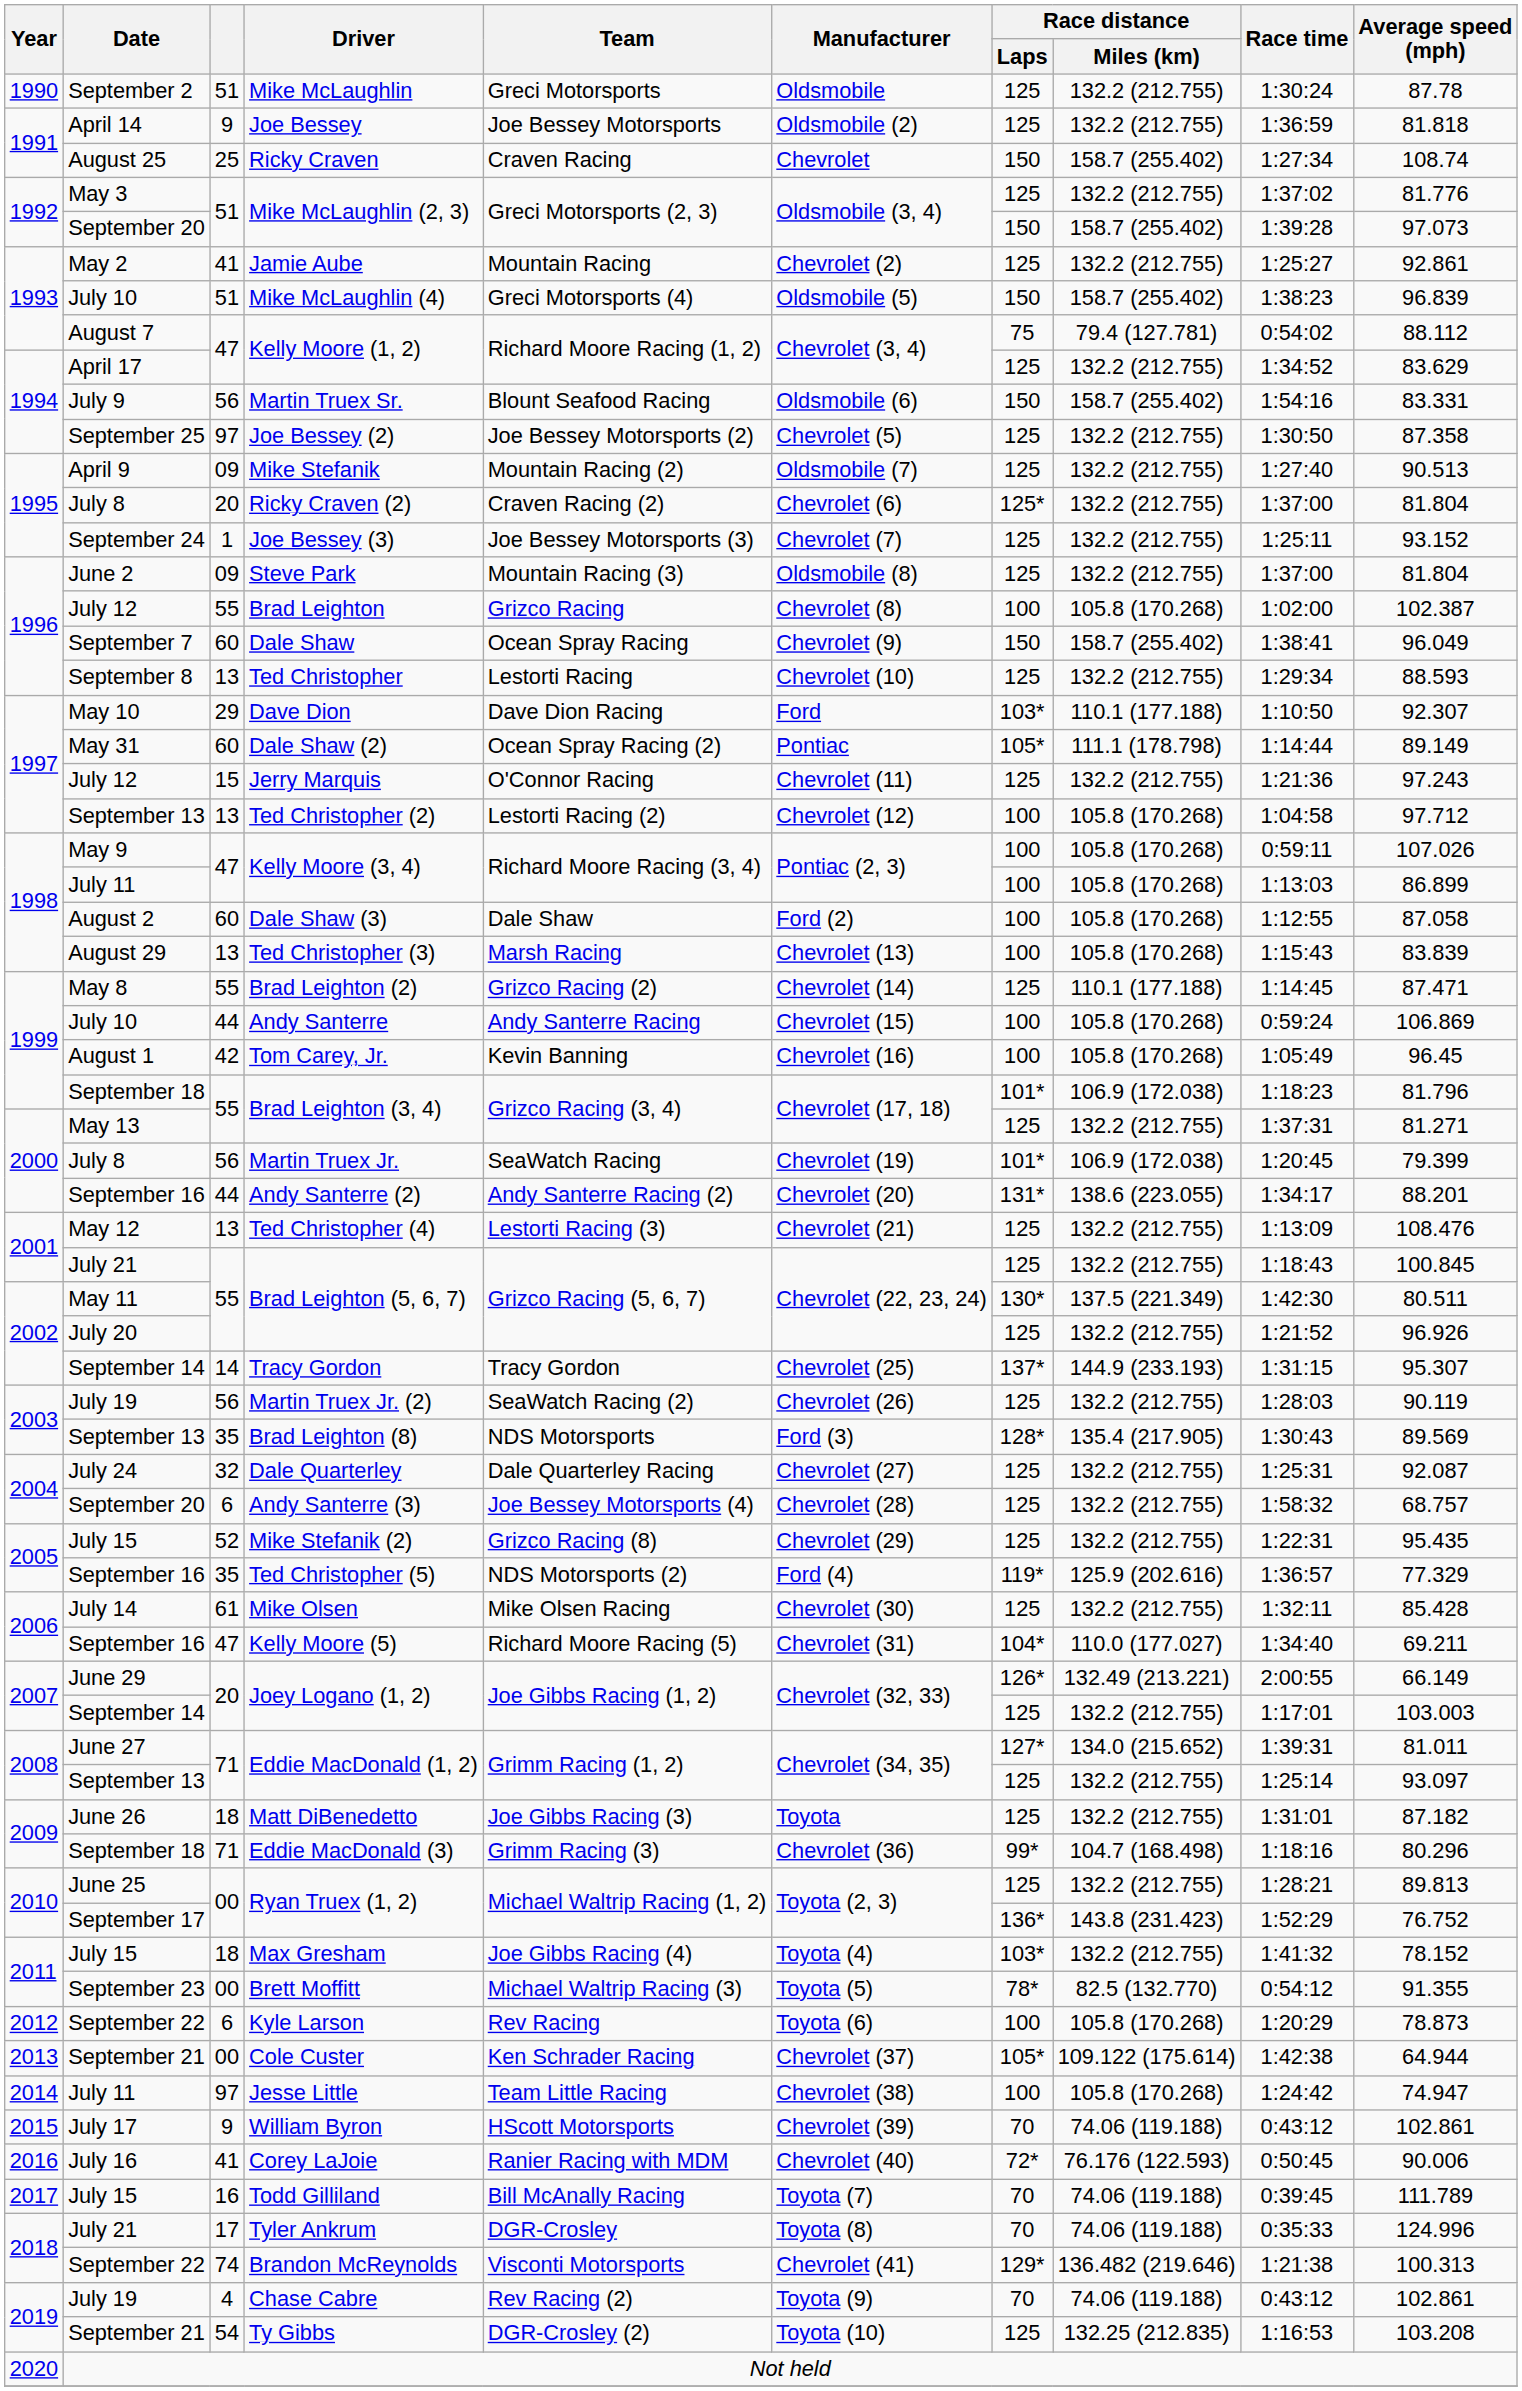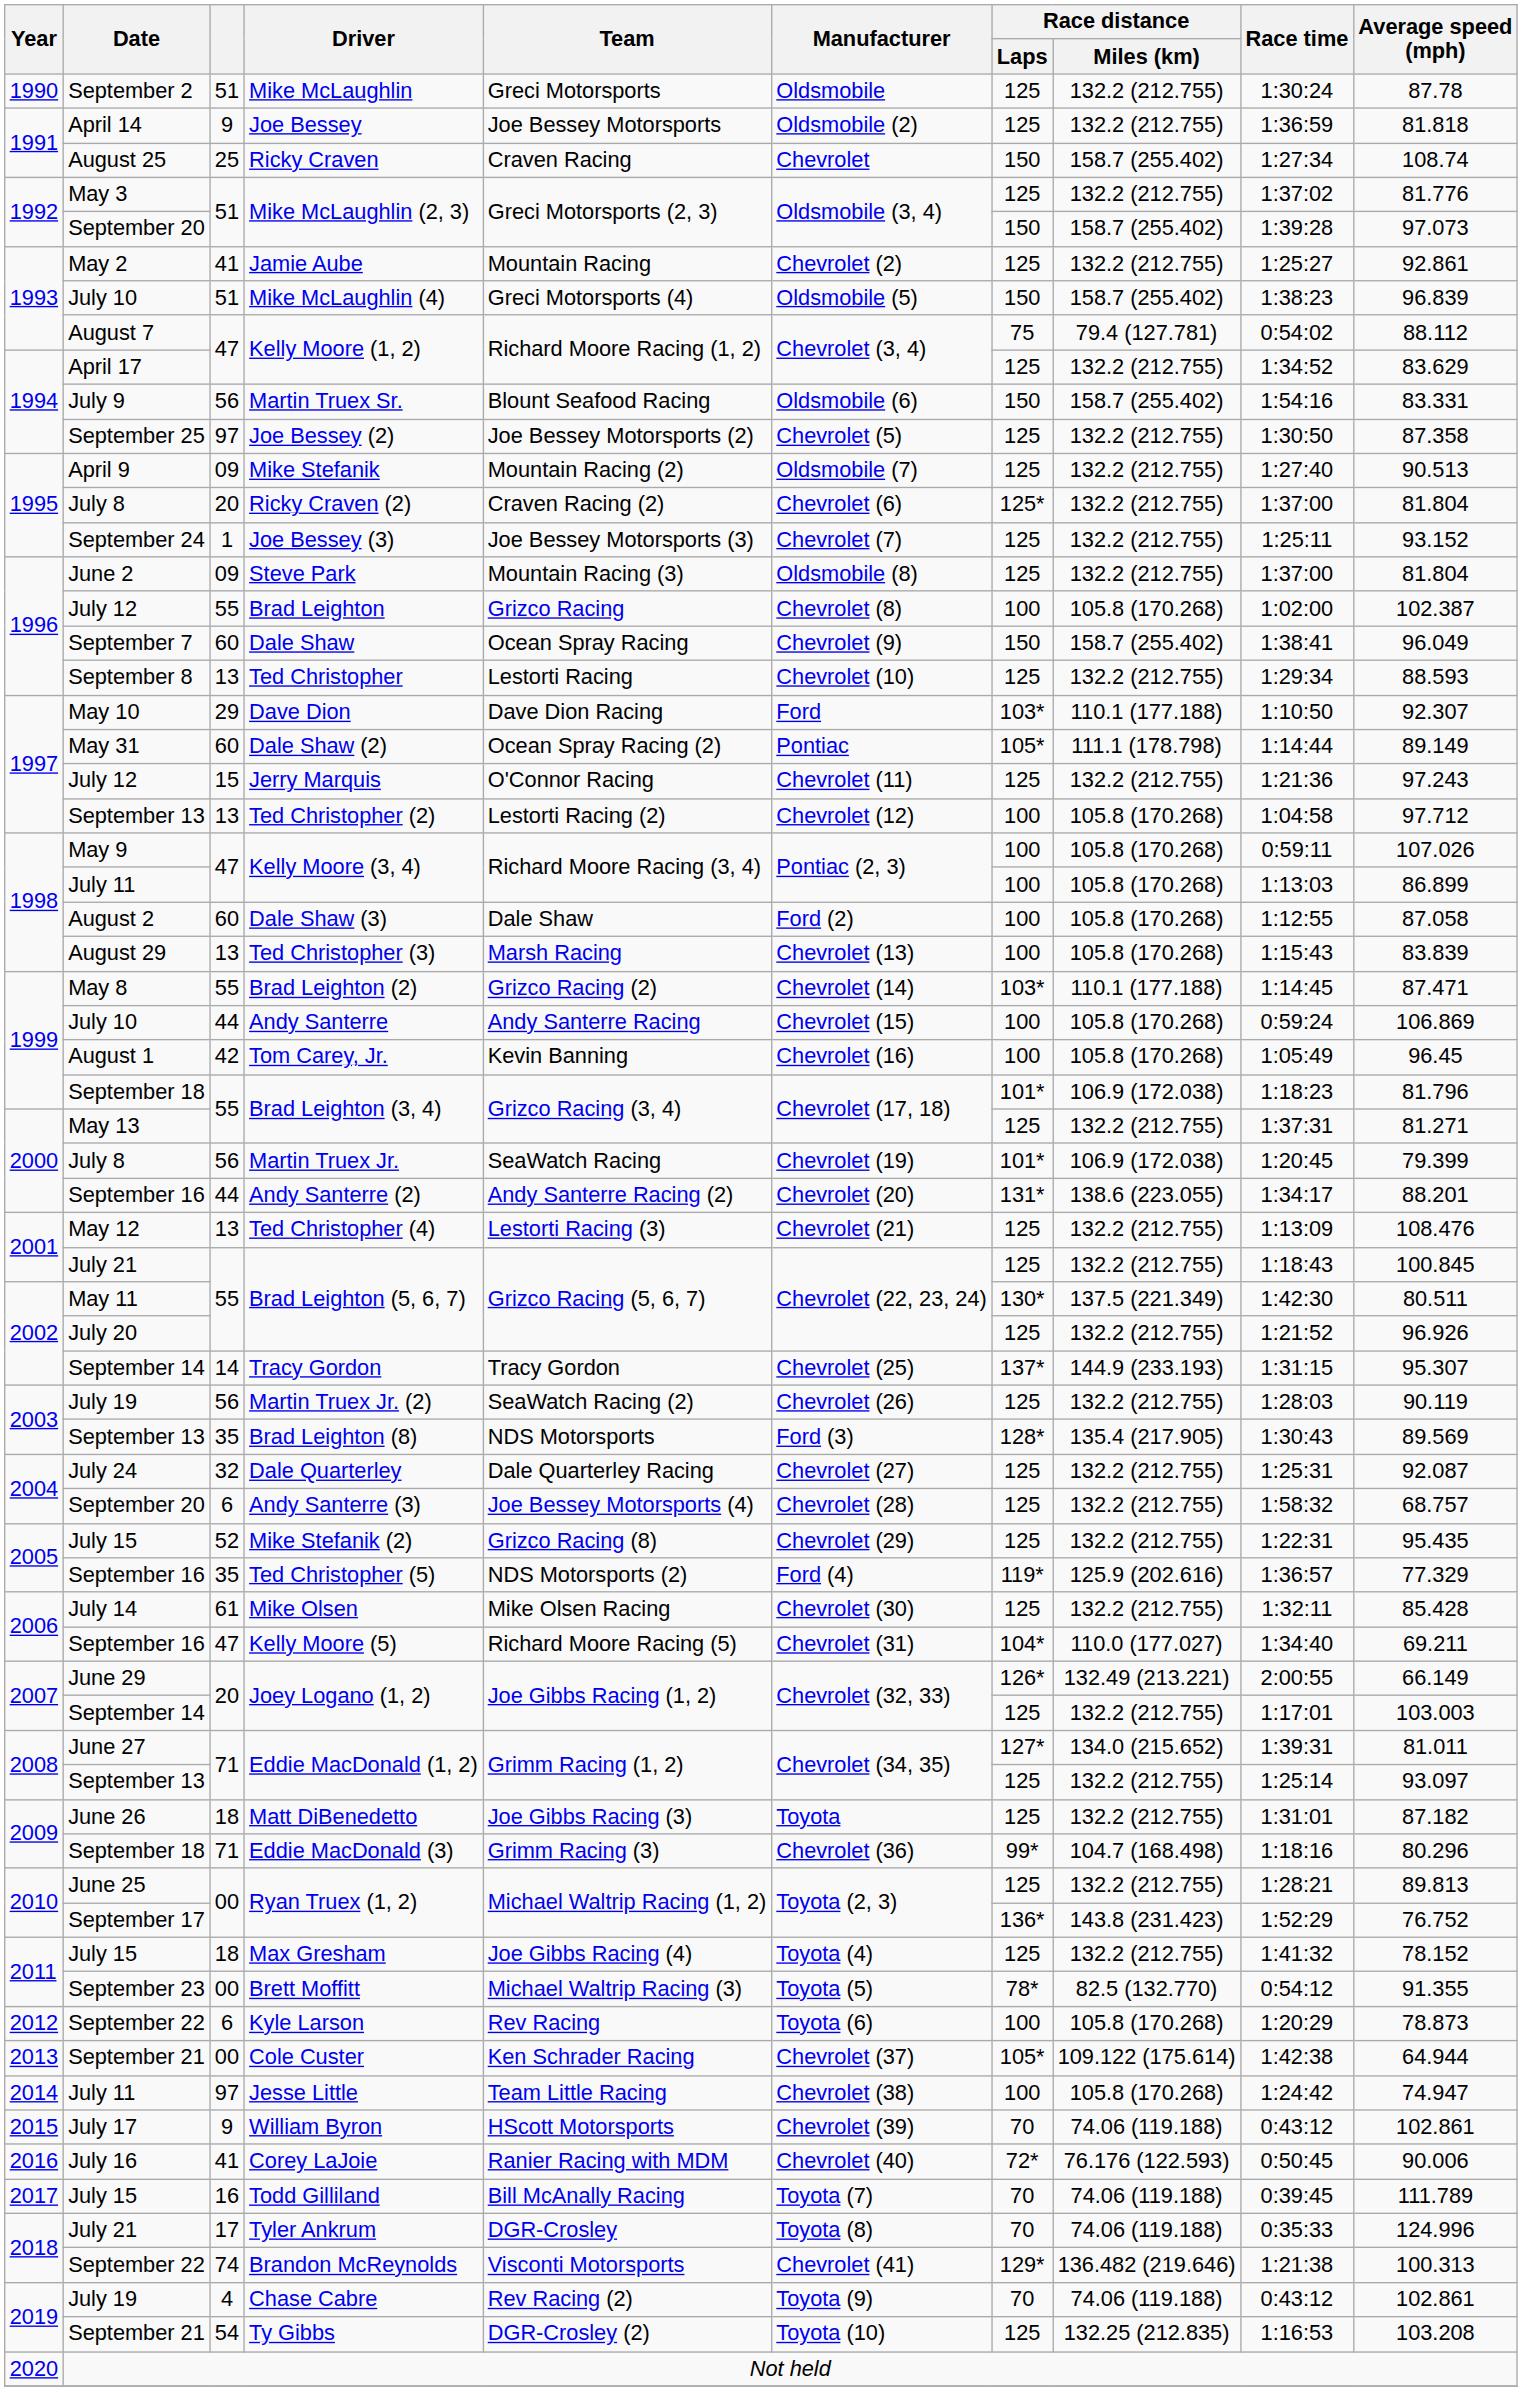(1022, 988) 125 -> (1022, 988) 103*
(1022, 1954) 103* -> (1022, 1954) 125
